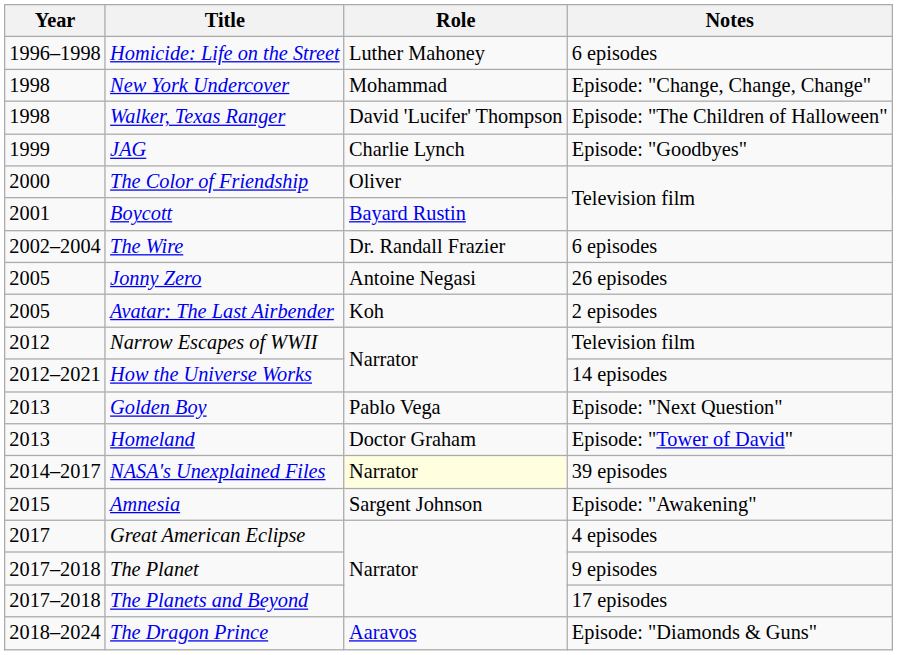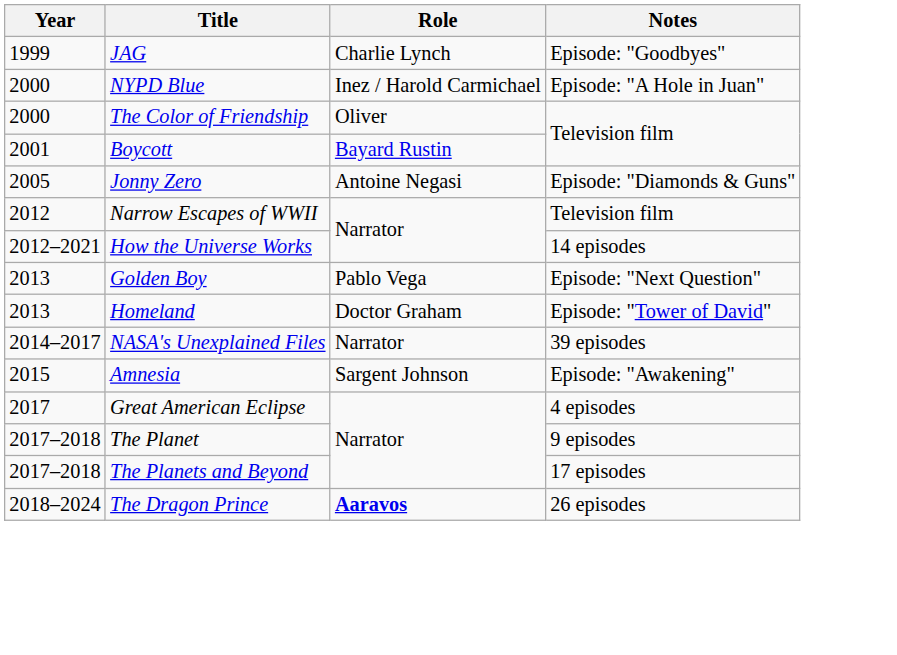- row: (225, 52)
- row: (200, 85)
- row: (198, 117)
+ row: (157, 85)
- row: (147, 246)
(620, 278) 26 episodes -> (673, 181) Episode: "Diamonds & Guns"
- row: (222, 310)
(383, 471) lightyellow background -> (369, 342) no background
(383, 632) normal -> (371, 504) bold
(694, 632) Episode: "Diamonds & Guns" -> (598, 504) 26 episodes
